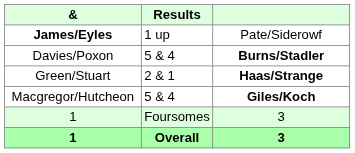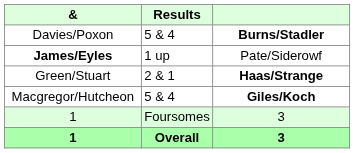rows swapped: (73, 35) <-> (73, 55)
